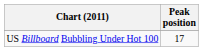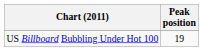(179, 38) 17 -> (179, 38) 19
